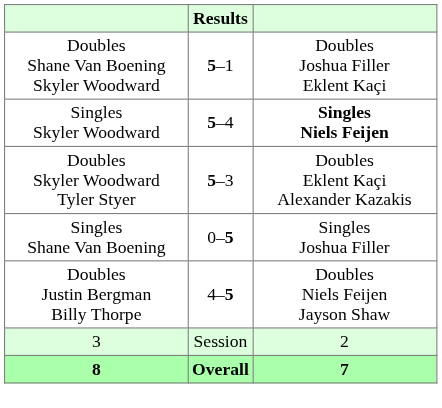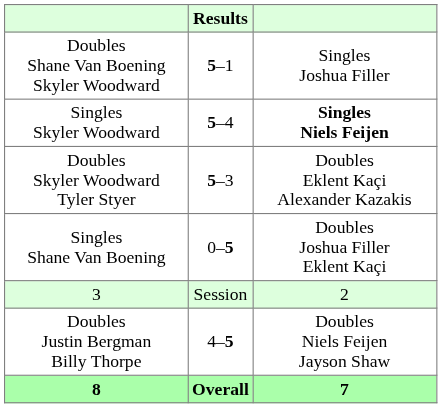(345, 65) Doubles Joshua Filler Eklent Kaçi -> (345, 65) Singles Joshua Filler
(345, 237) Singles Joshua Filler -> (345, 247) Doubles Joshua Filler Eklent Kaçi
rows swapped: (96, 294) <-> (96, 341)
